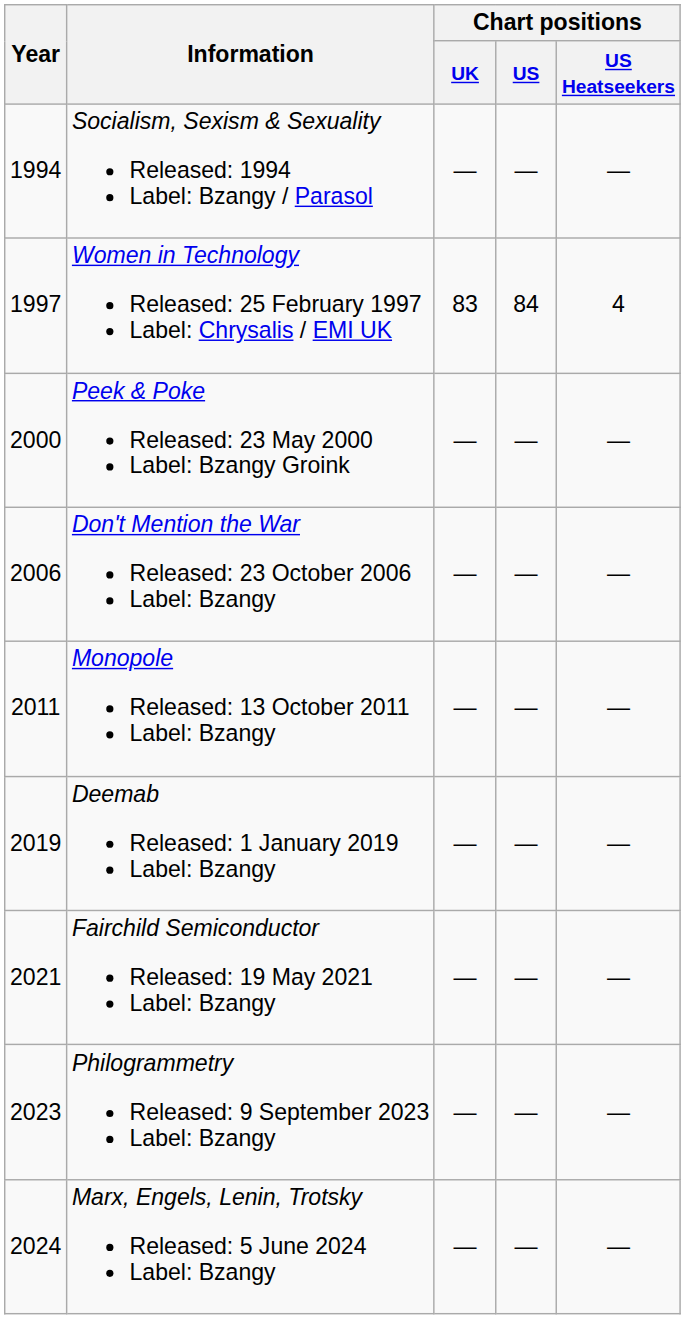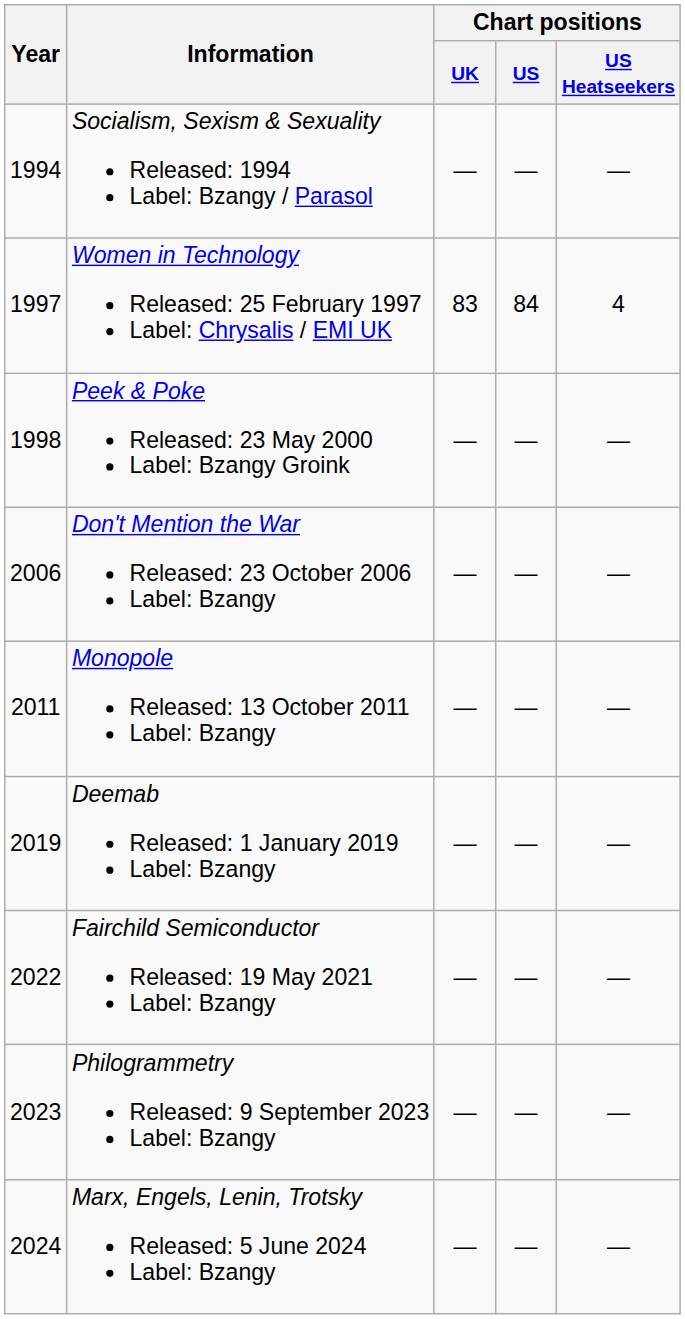(36, 439) 2000 -> (36, 439) 1998
(36, 977) 2021 -> (36, 977) 2022
